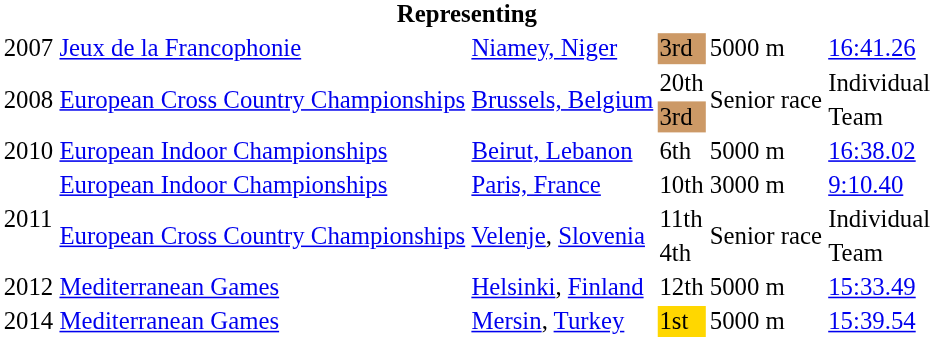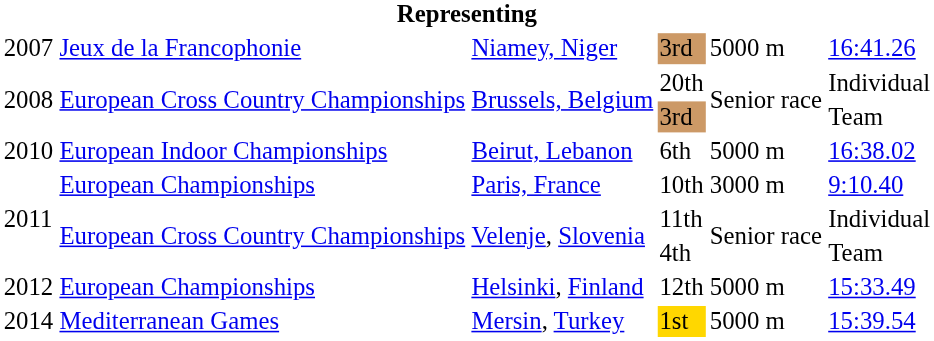(223, 184) European Indoor Championships -> (187, 184) European Championships
(169, 287) Mediterranean Games -> (187, 287) European Championships
